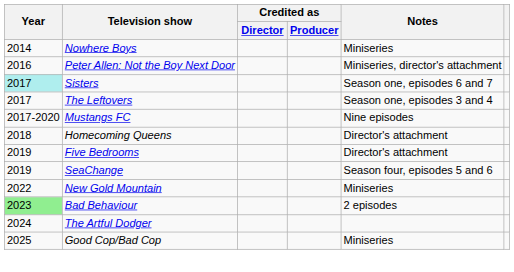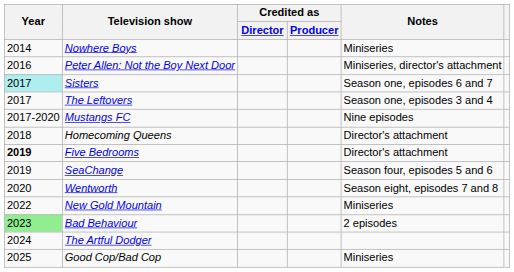(19, 153) normal -> (19, 153) bold
+ row: (91, 188)
